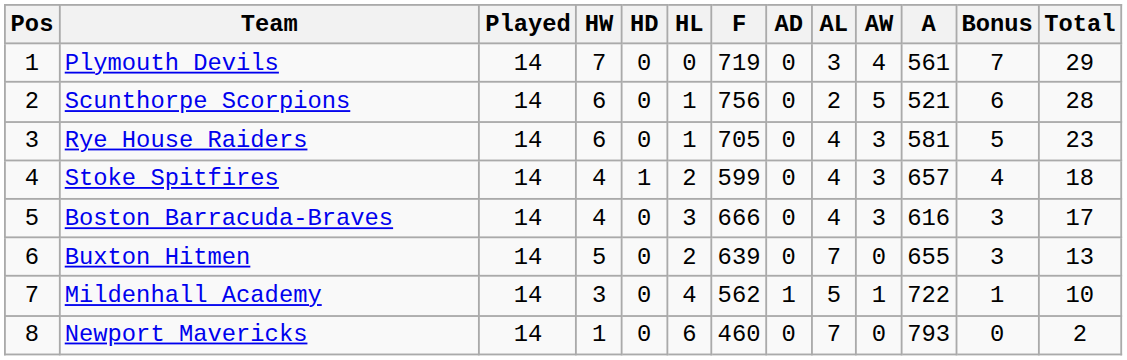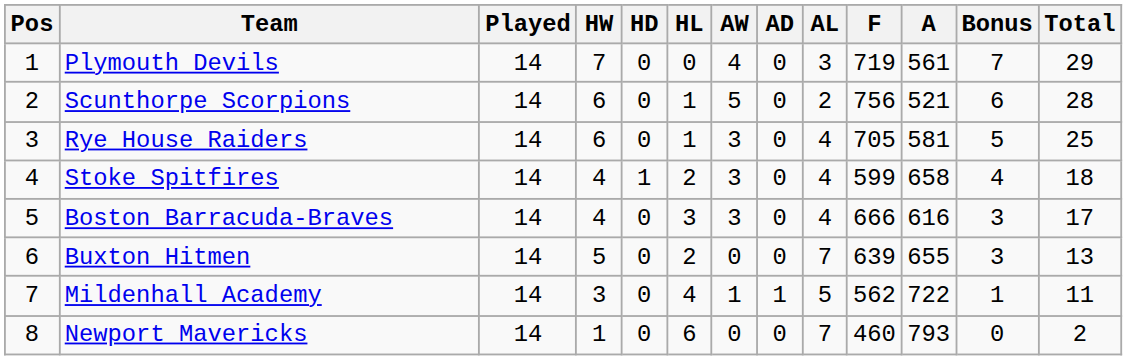columns swapped: (879, 24) <-> (739, 24)
(1080, 141) 23 -> (1080, 141) 25
(929, 179) 657 -> (929, 179) 658
(1080, 296) 10 -> (1080, 296) 11
